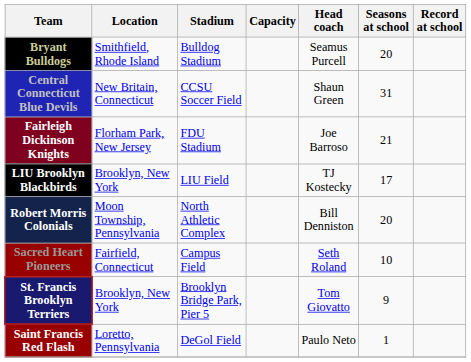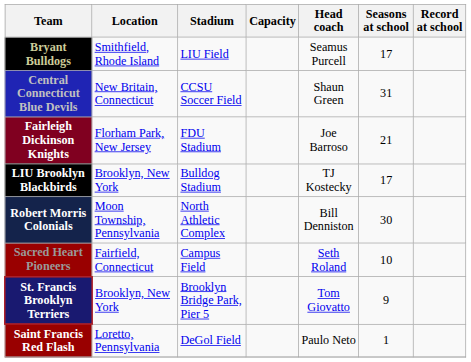(201, 53) Bulldog Stadium -> (205, 53) LIU Field
(386, 53) 20 -> (386, 53) 17
(205, 180) LIU Field -> (201, 180) Bulldog Stadium
(386, 220) 20 -> (386, 220) 30
